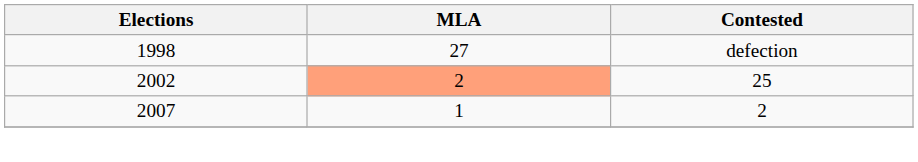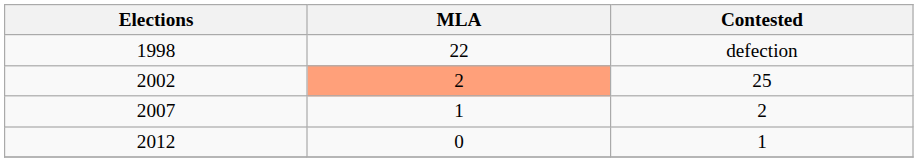(459, 50) 27 -> (459, 50) 22
+ row: (156, 141)
